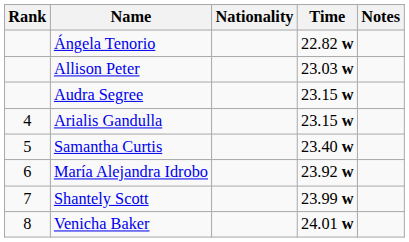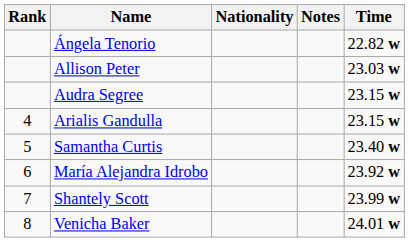columns swapped: (327, 17) <-> (381, 17)
